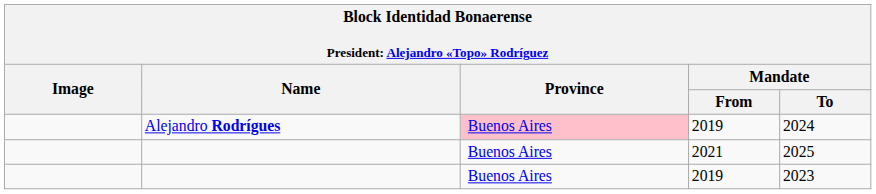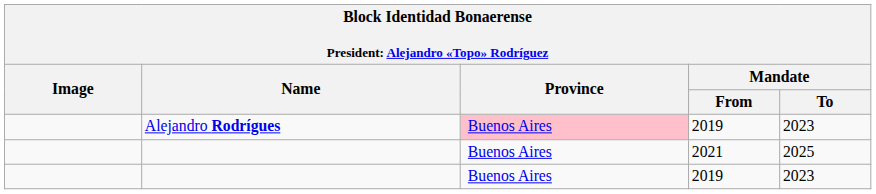(799, 126) 2024 -> (799, 126) 2023
